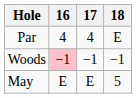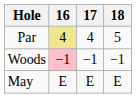(63, 37) no background -> (63, 37) khaki background
(117, 37) E -> (117, 37) 5
(117, 81) 5 -> (117, 81) E
